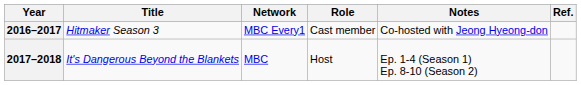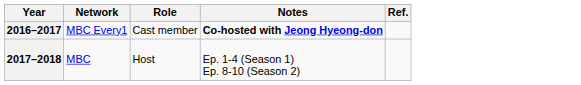- column: (153, 13)
(464, 30) normal -> (293, 30) bold
